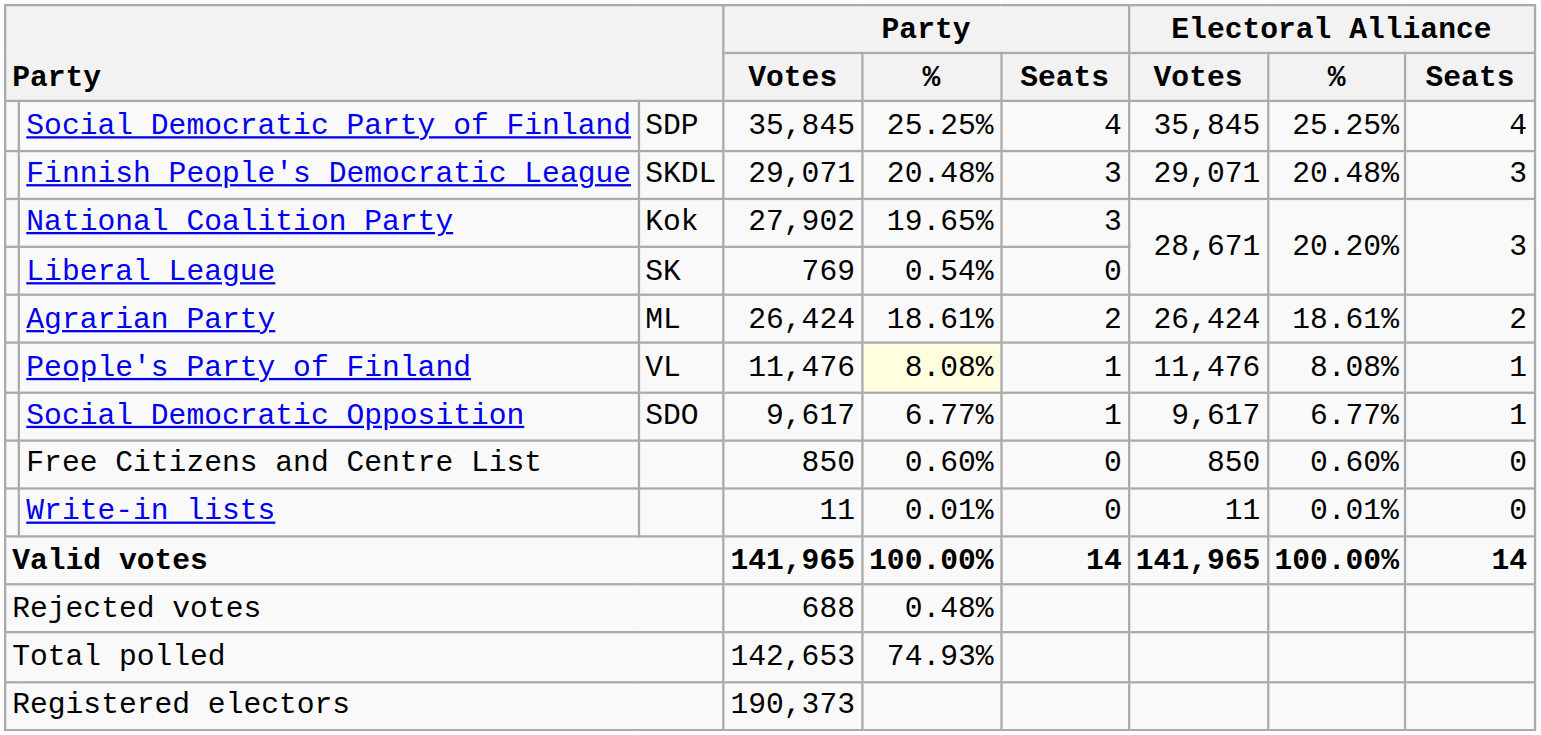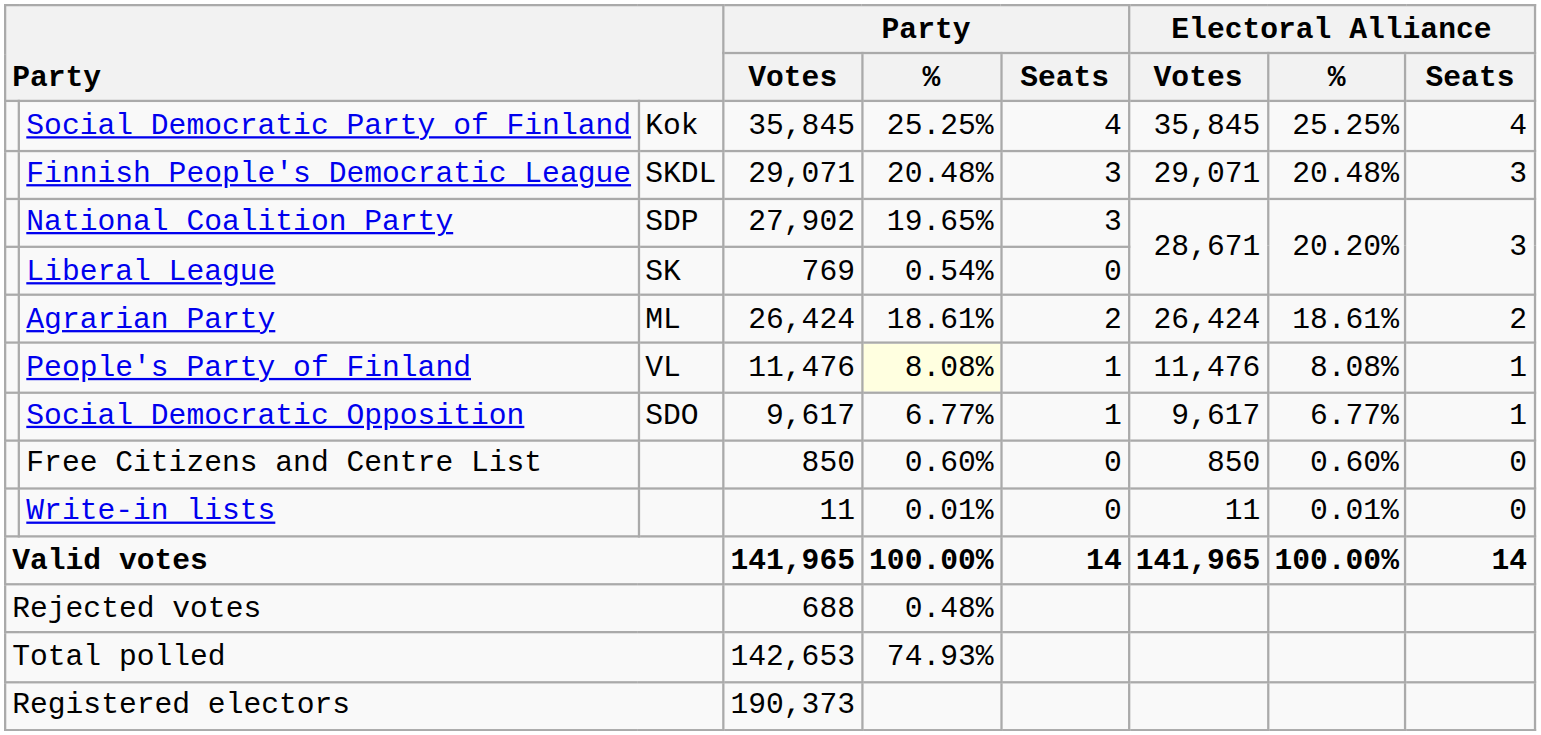(672, 126) SDP -> (672, 126) Kok
(672, 223) Kok -> (672, 223) SDP
